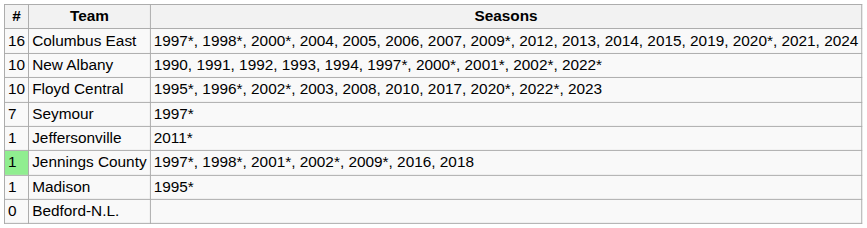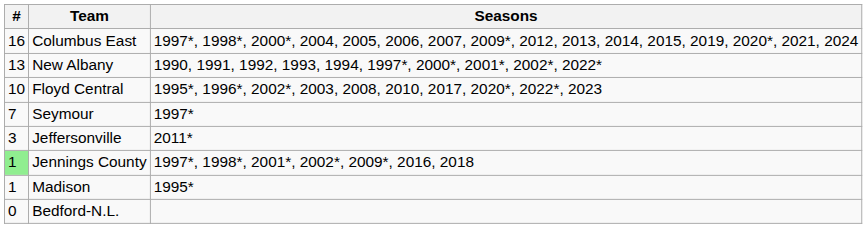(17, 65) 10 -> (17, 65) 13
(12, 138) 1 -> (12, 138) 3
